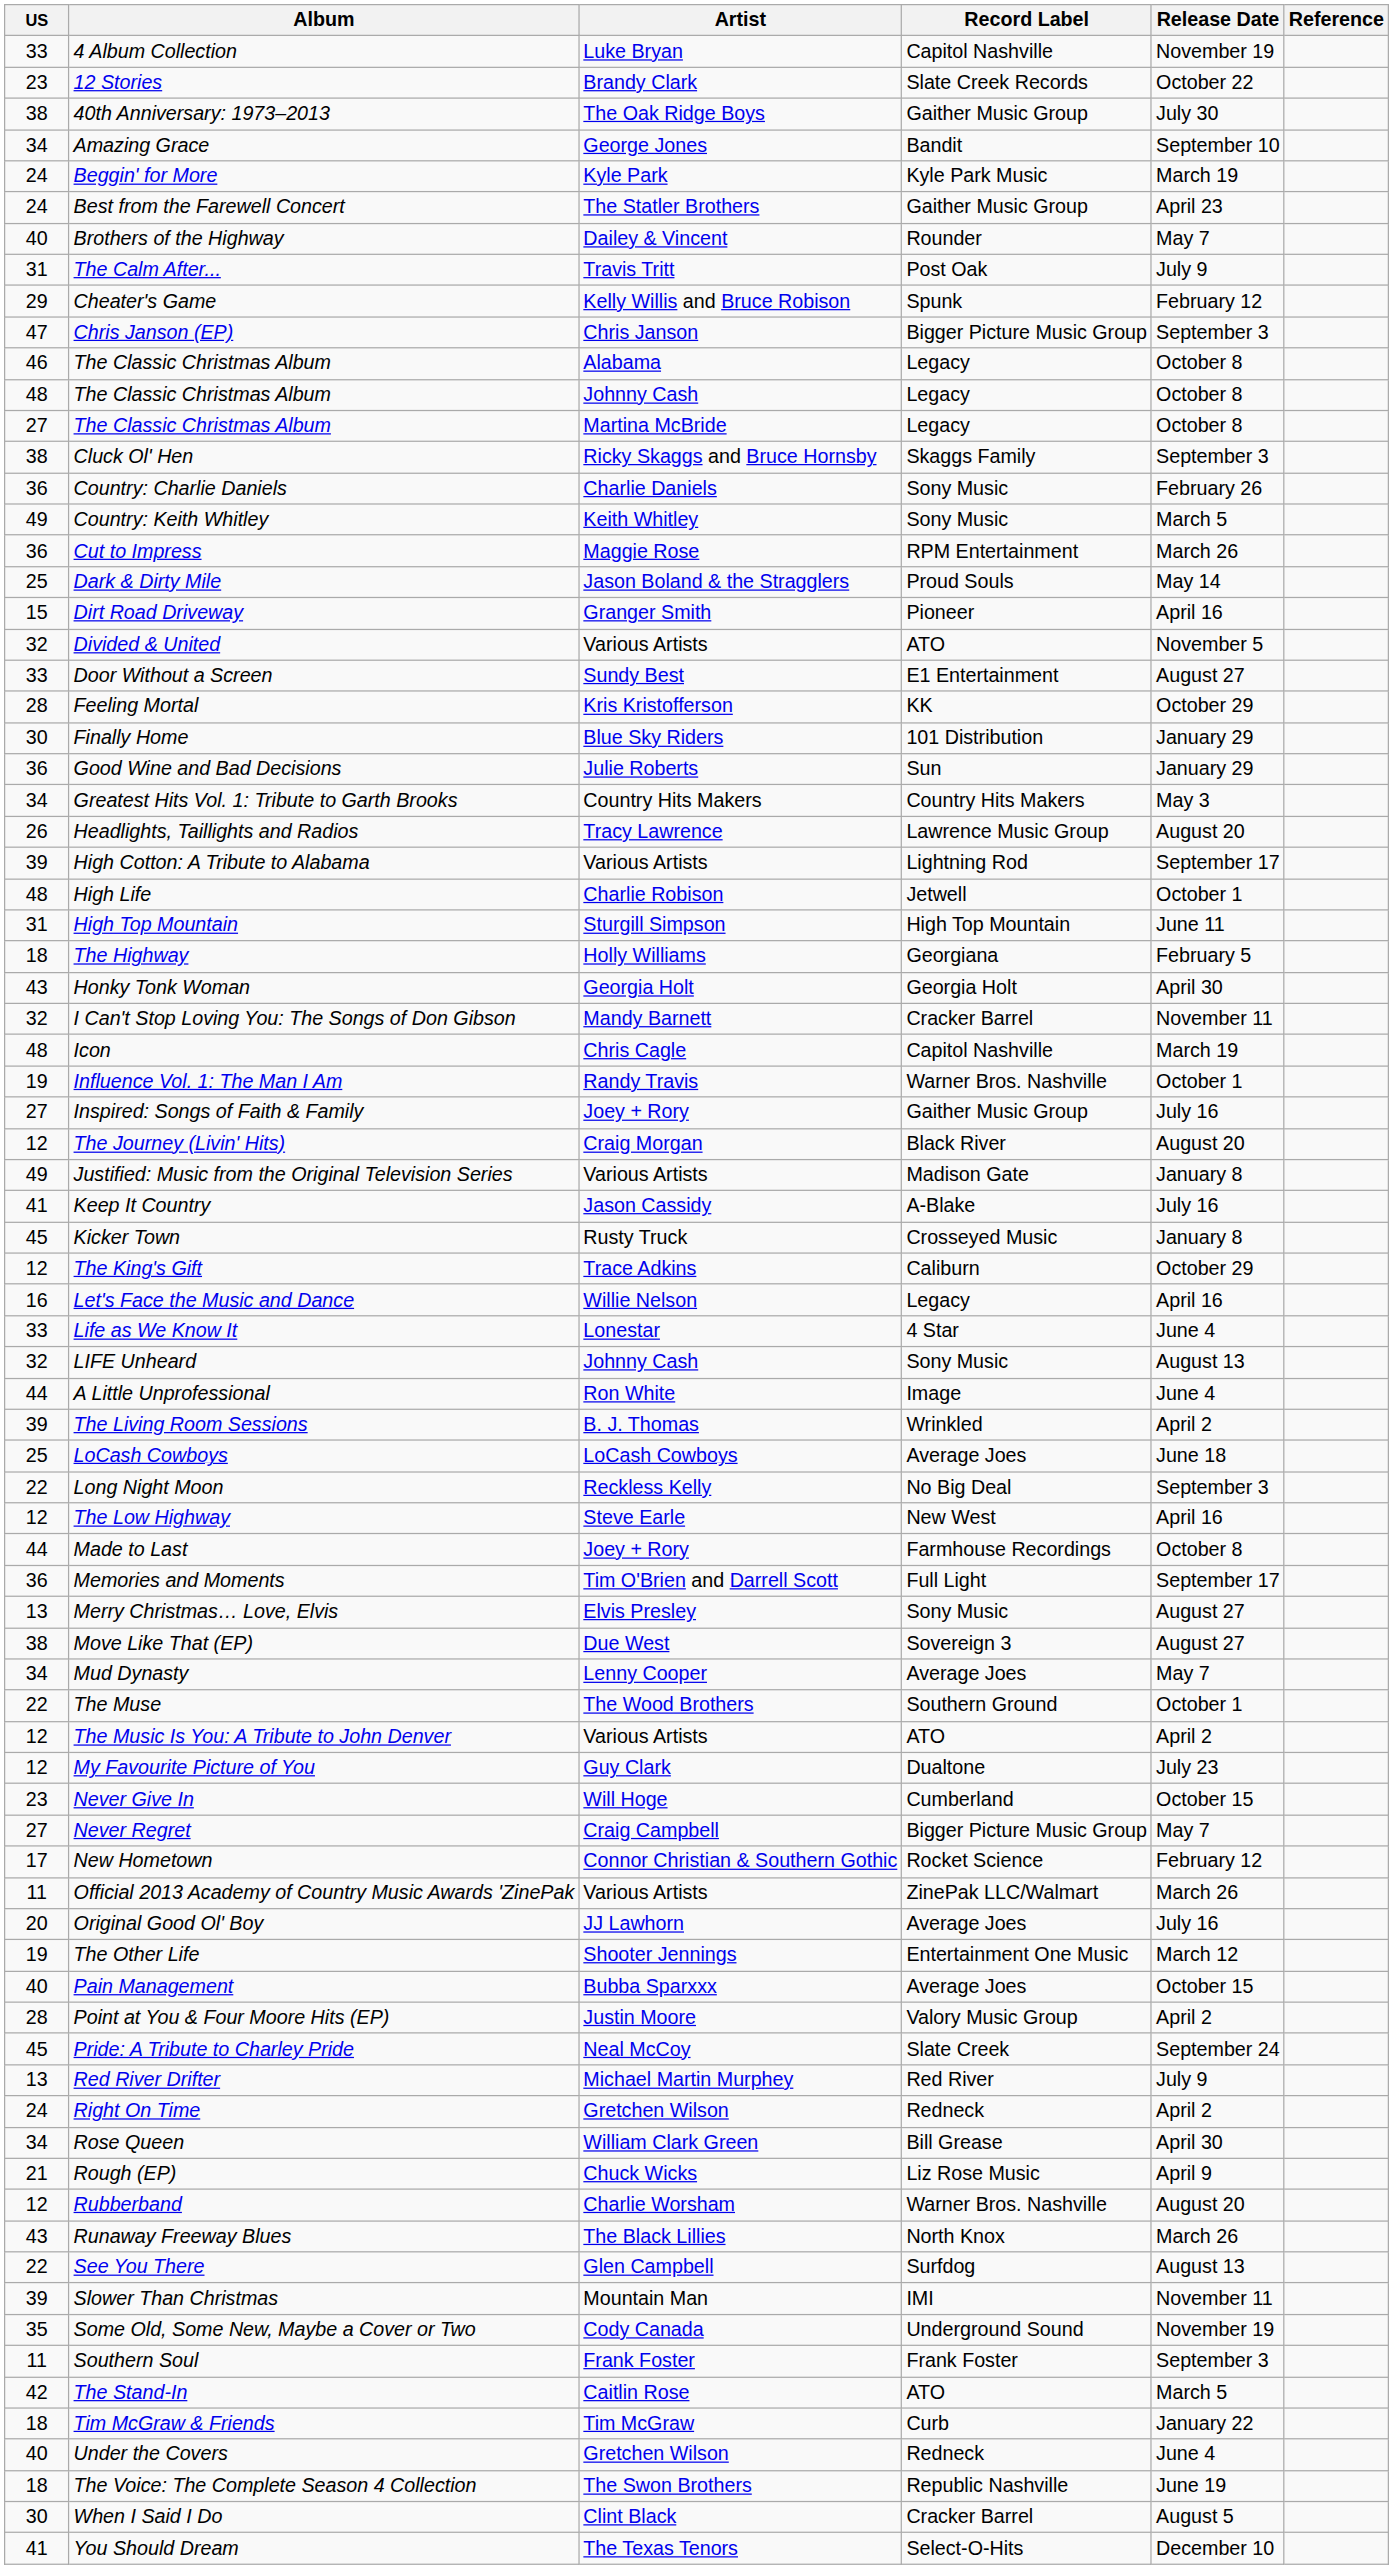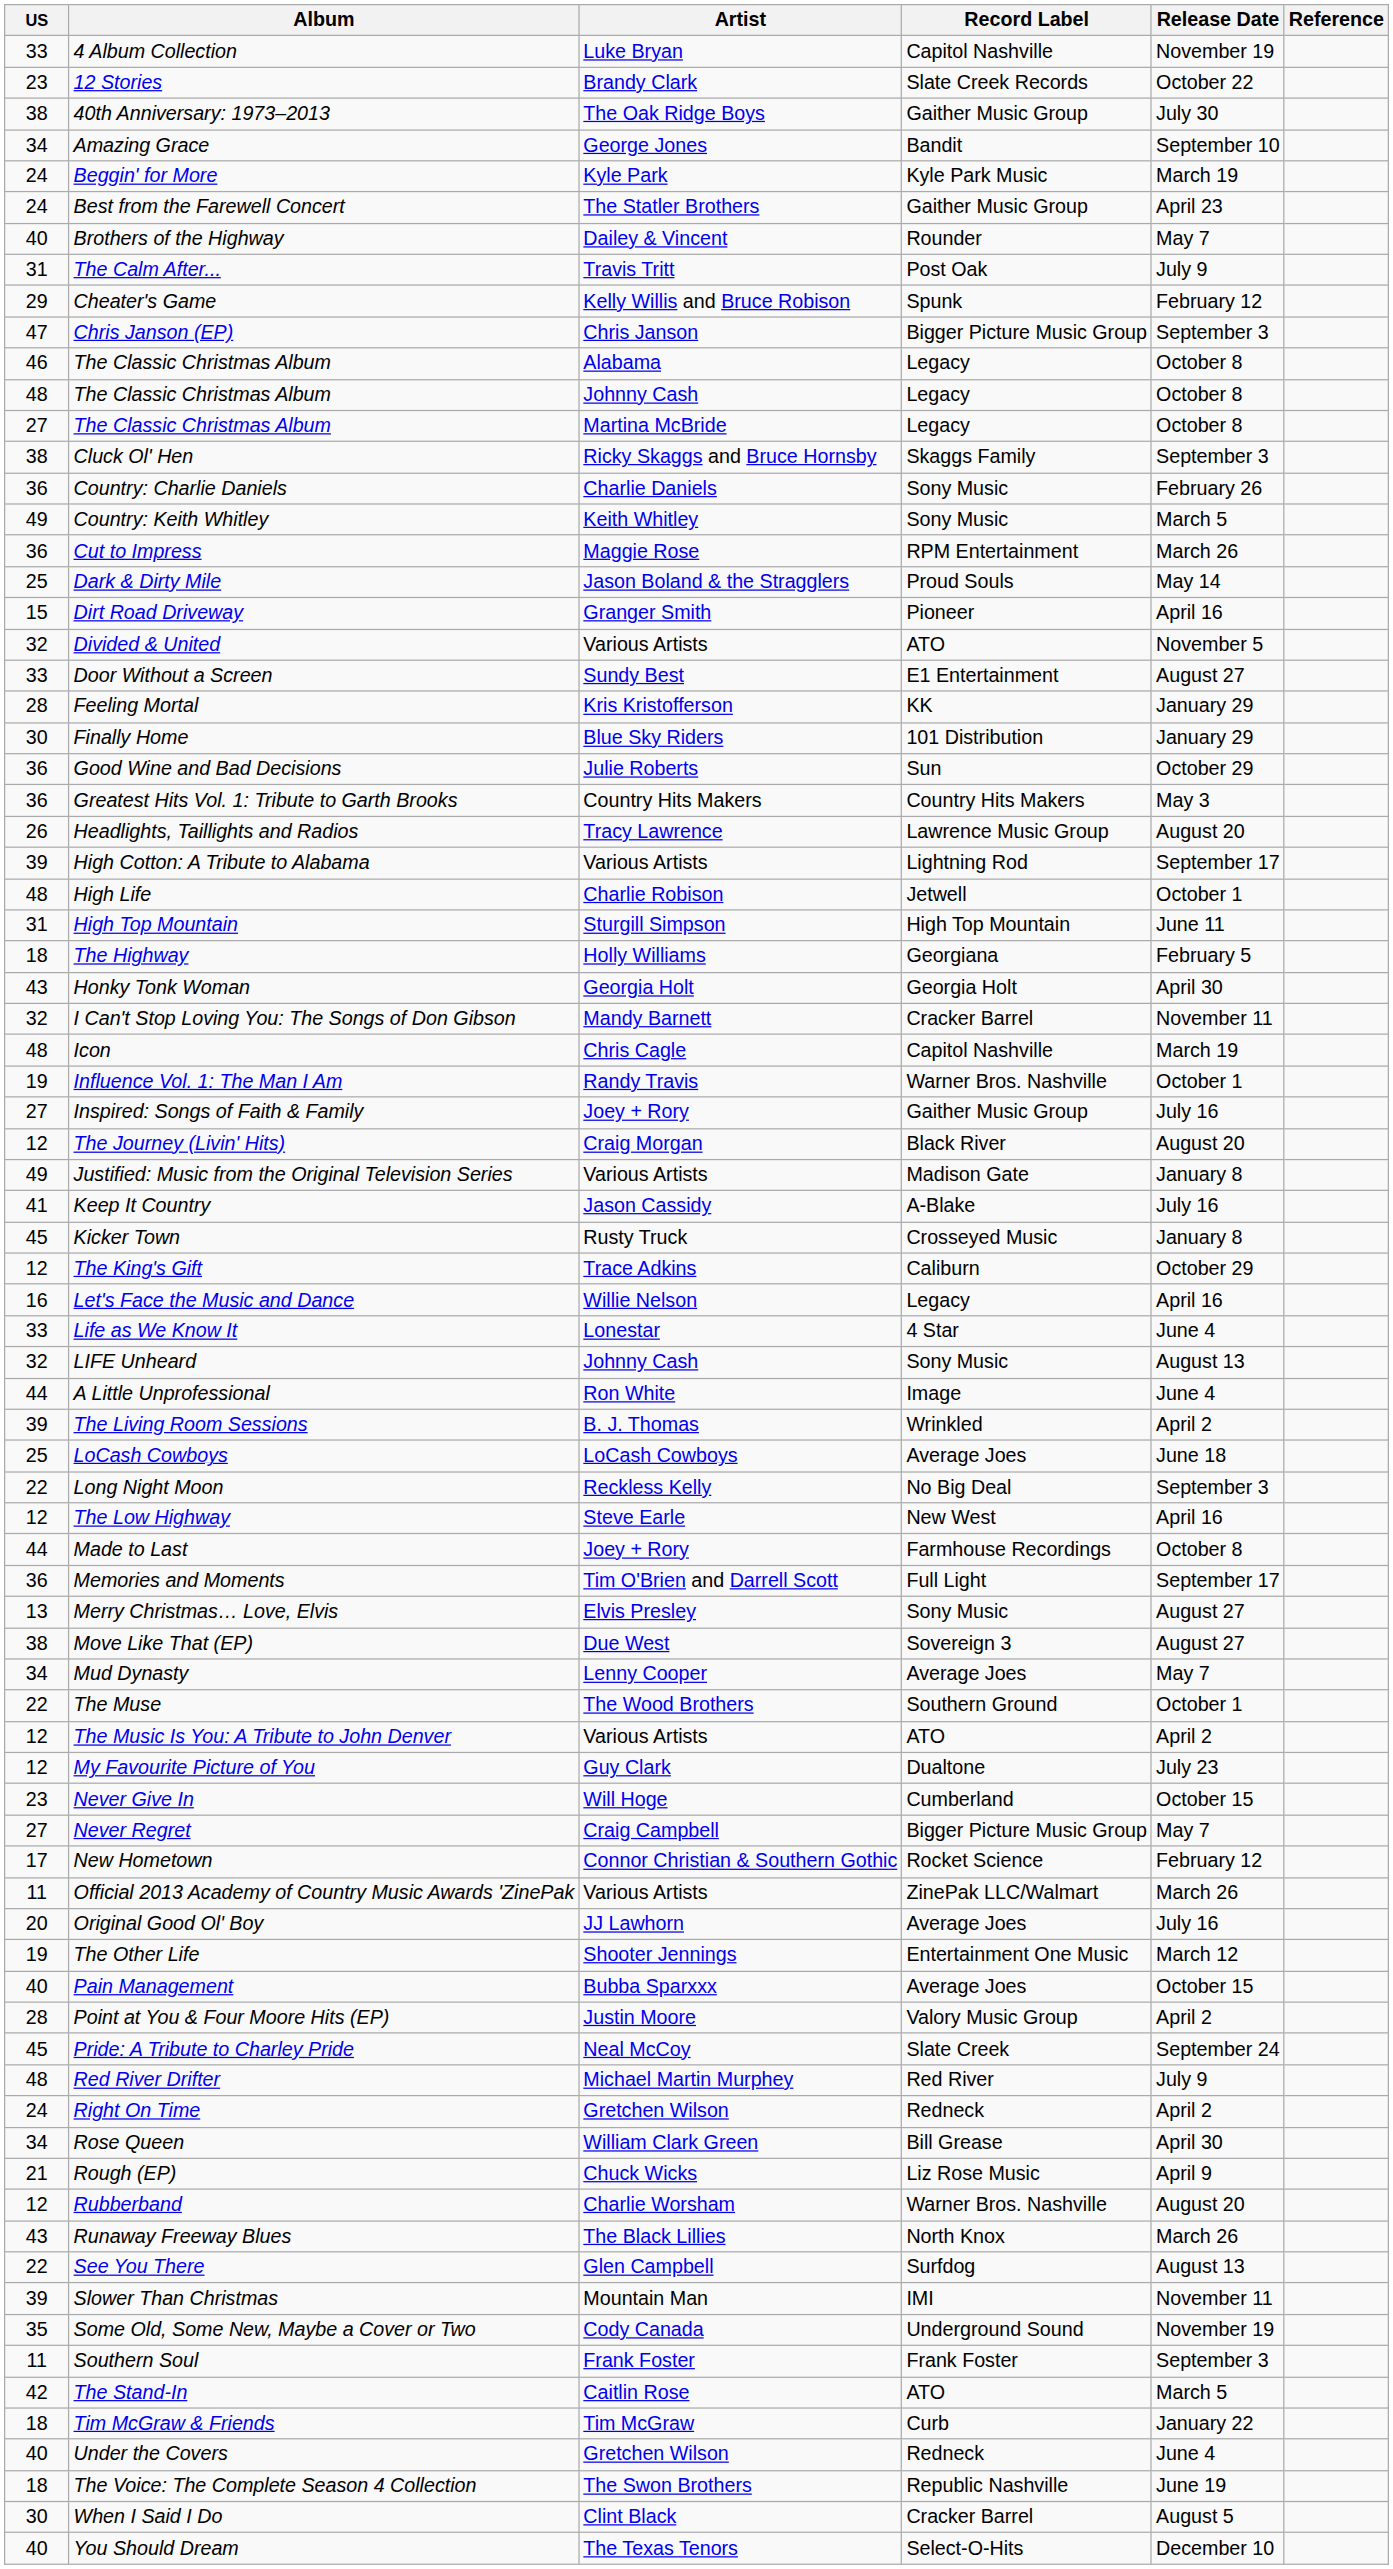(1205, 706) October 29 -> (1205, 706) January 29
(1205, 769) January 29 -> (1205, 769) October 29
(37, 800) 34 -> (37, 800) 36
(37, 2080) 13 -> (37, 2080) 48
(37, 2548) 41 -> (37, 2548) 40
